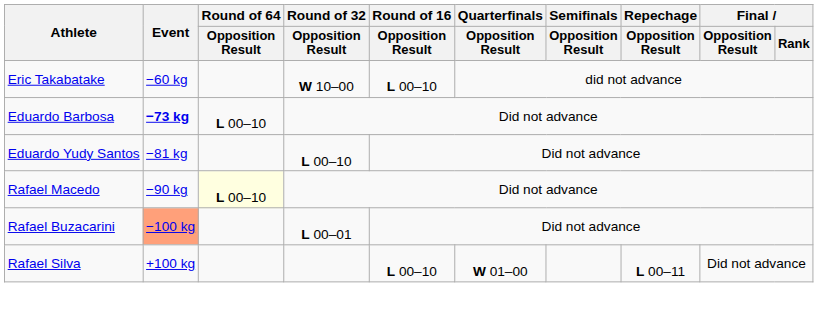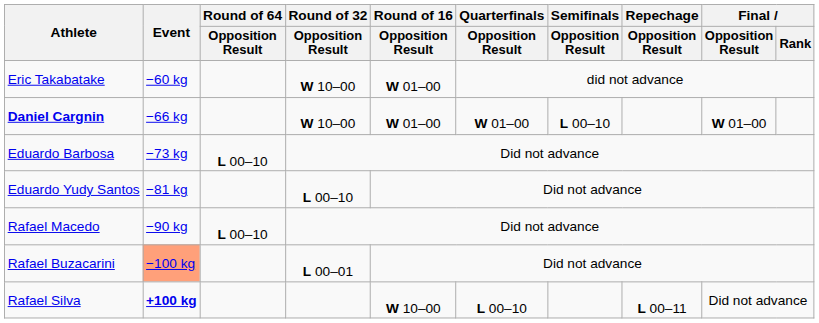(412, 87) L 00–10 -> (413, 87) W 01–00
+ row: (56, 116)
(168, 116) bold -> (167, 153) normal
(241, 198) lightyellow background -> (243, 234) no background
(171, 264) normal -> (171, 300) bold
(412, 271) L 00–10 -> (413, 308) W 10–00
(500, 271) W 01–00 -> (502, 308) L 00–10
